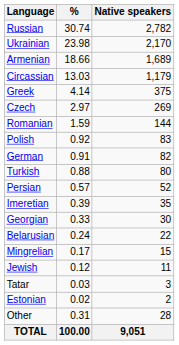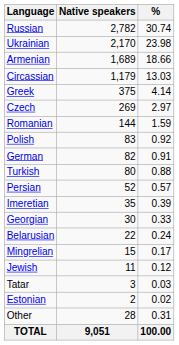columns swapped: (133, 12) <-> (74, 12)
